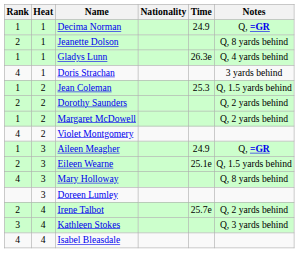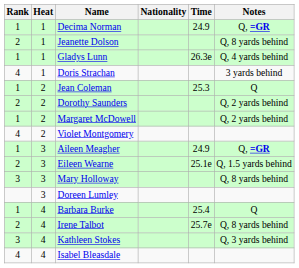(254, 88) Q, 1.5 yards behind -> (254, 88) Q
(18, 179) 4 -> (18, 179) 3
+ row: (86, 210)
(254, 210) Q, 2 yards behind -> (254, 225) Q, 8 yards behind
